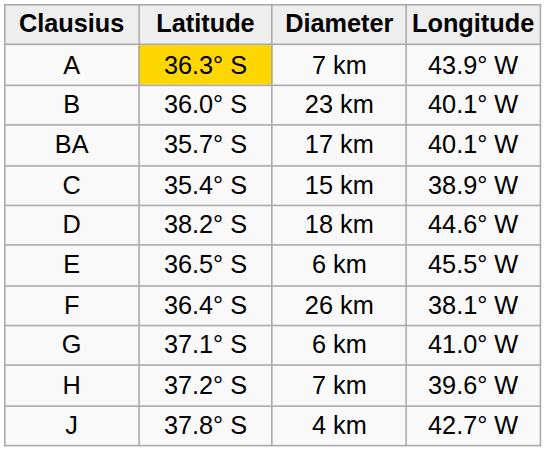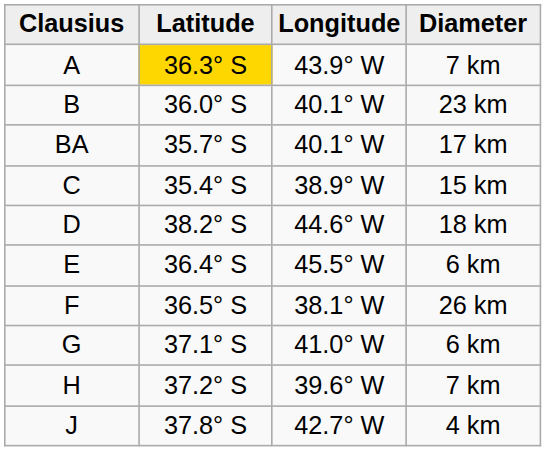columns swapped: (473, 24) <-> (339, 24)
(205, 265) 36.5° S -> (205, 265) 36.4° S
(205, 305) 36.4° S -> (205, 305) 36.5° S
